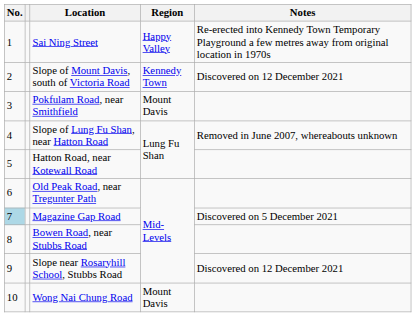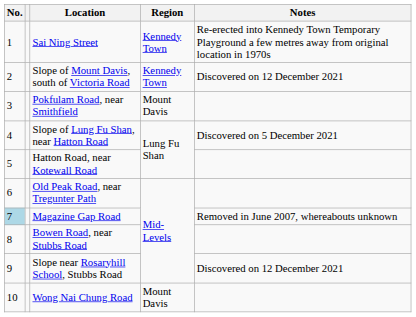(157, 42) Happy Valley -> (162, 42) Kennedy Town
(297, 135) Removed in June 2007, whereabouts unknown -> (267, 135) Discovered on 5 December 2021
(267, 216) Discovered on 5 December 2021 -> (297, 216) Removed in June 2007, whereabouts unknown
